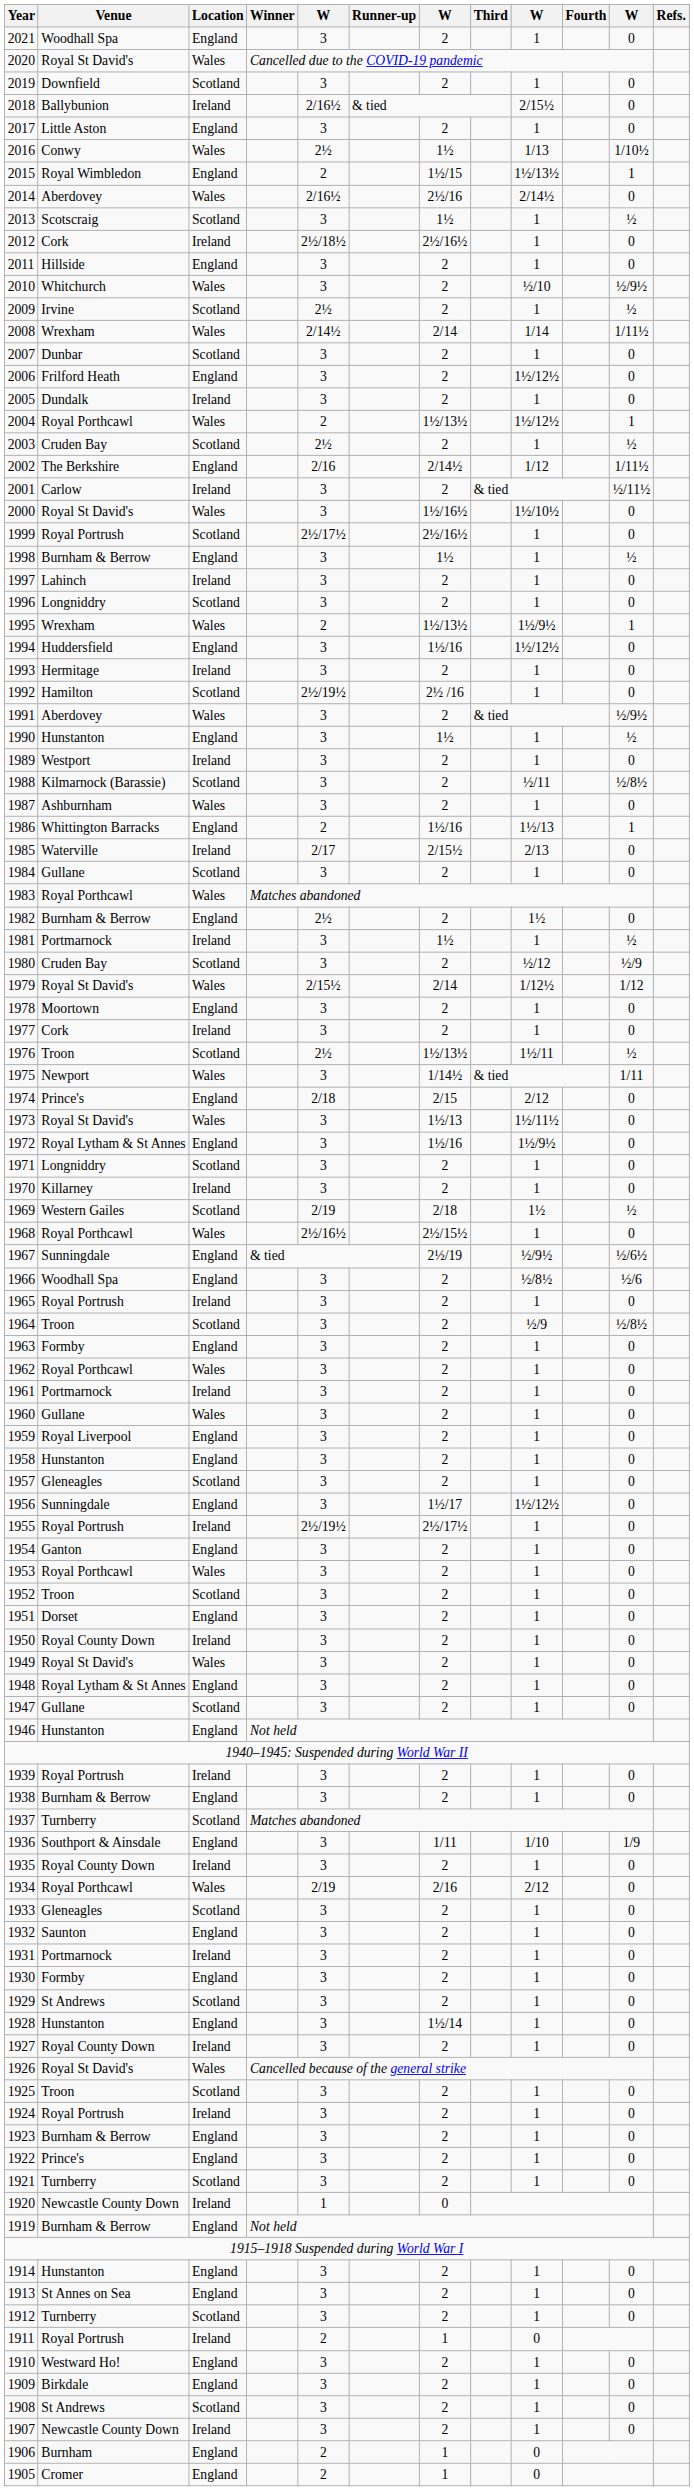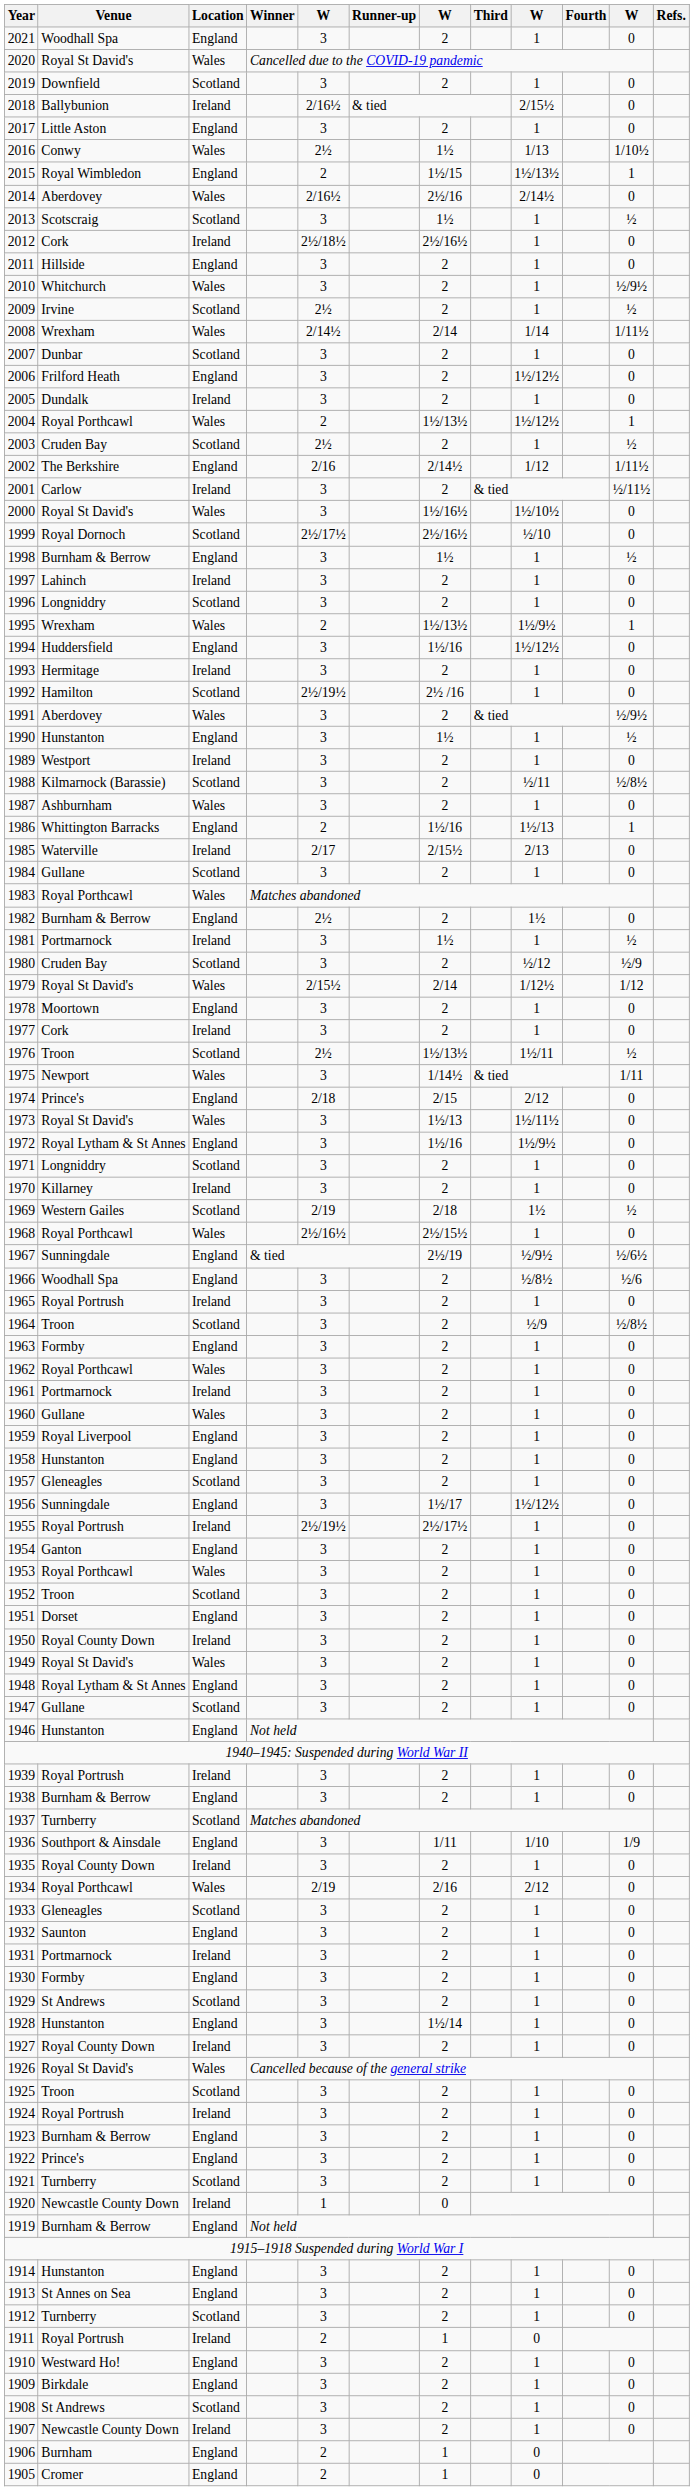(537, 286) ½/10 -> (537, 286) 1
(83, 534) Royal Portrush -> (83, 534) Royal Dornoch
(537, 534) 1 -> (537, 534) ½/10
